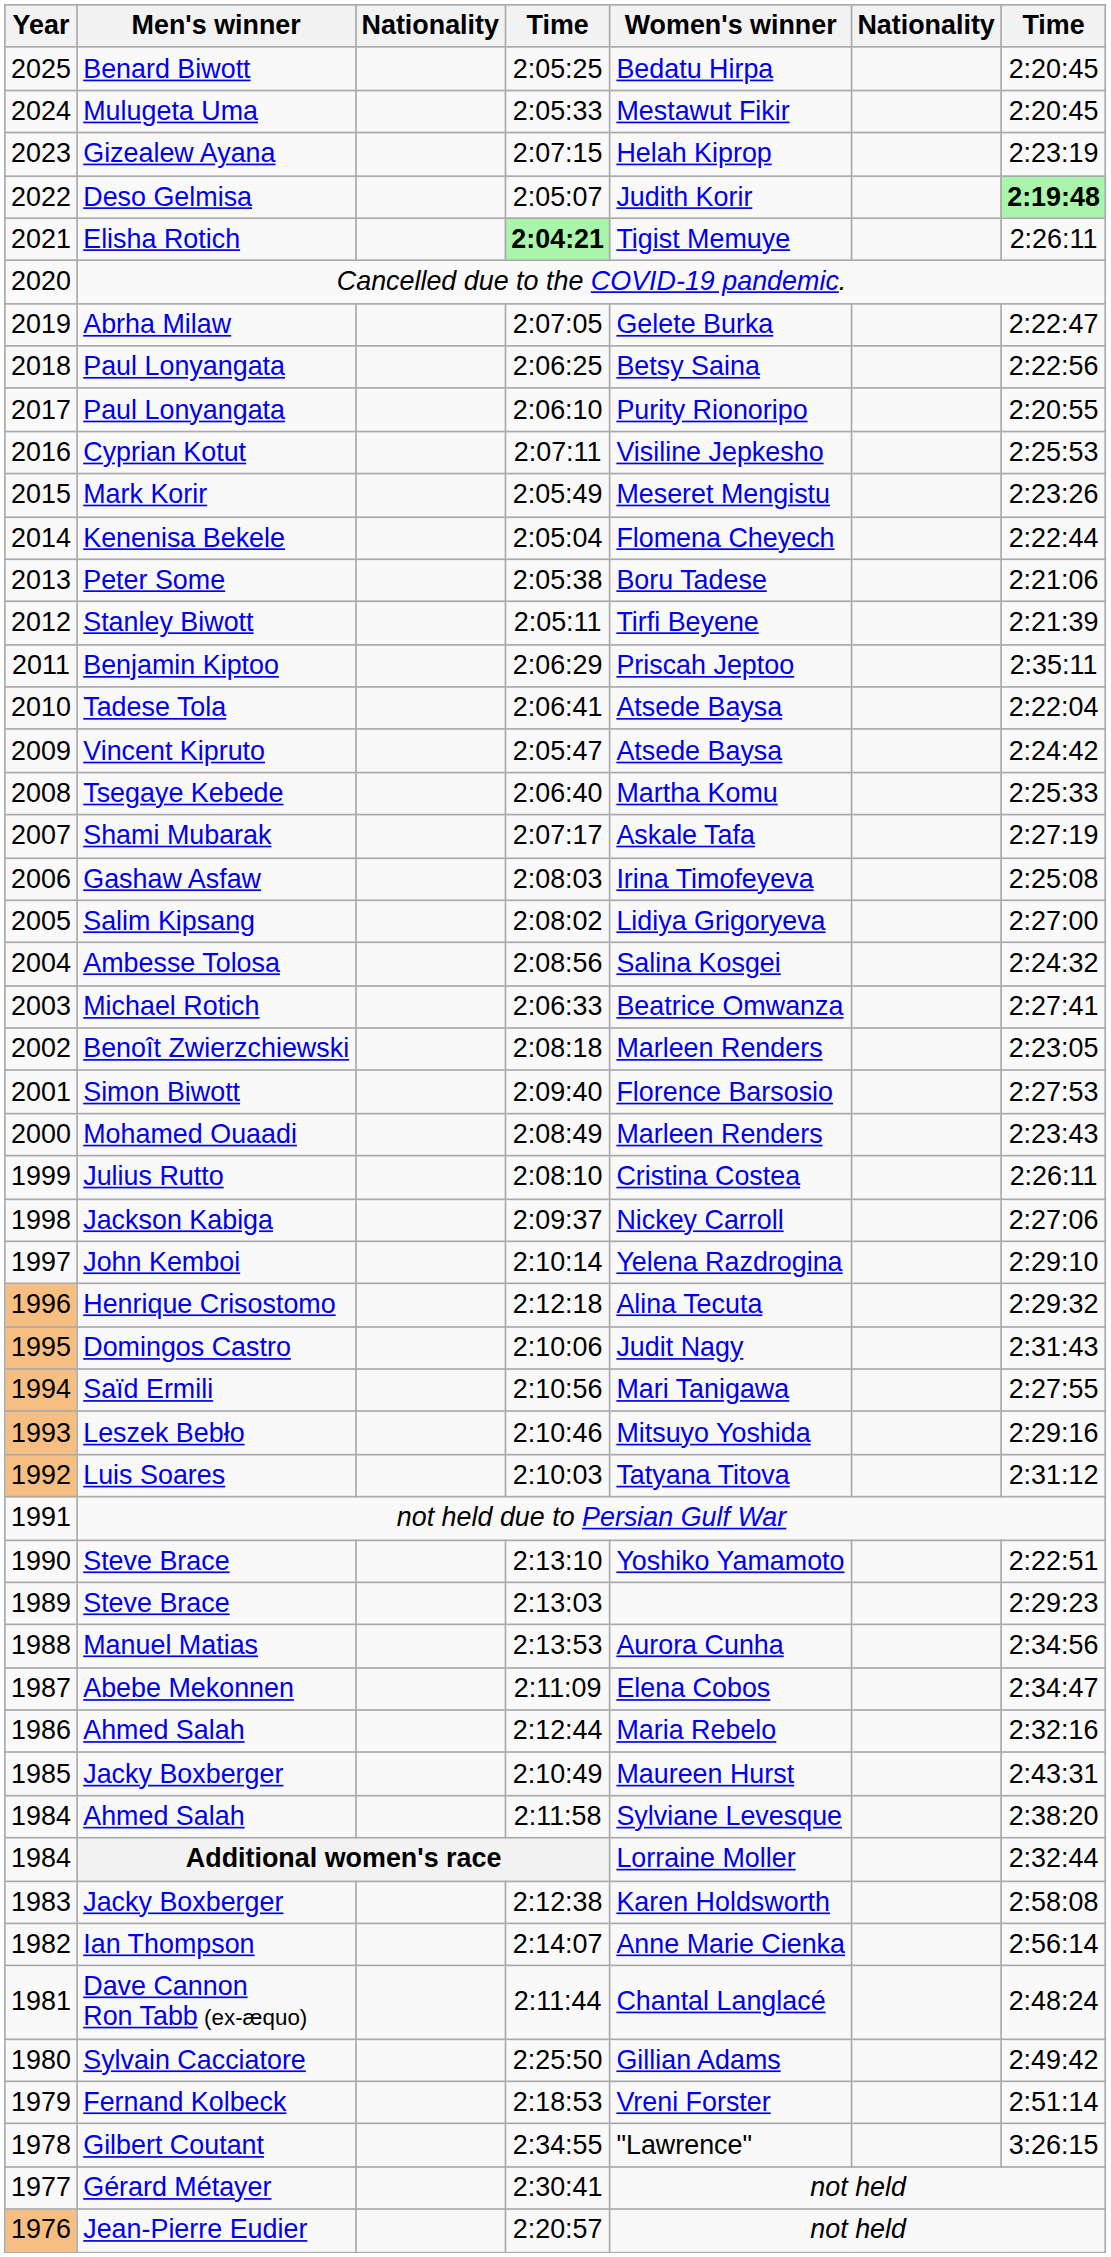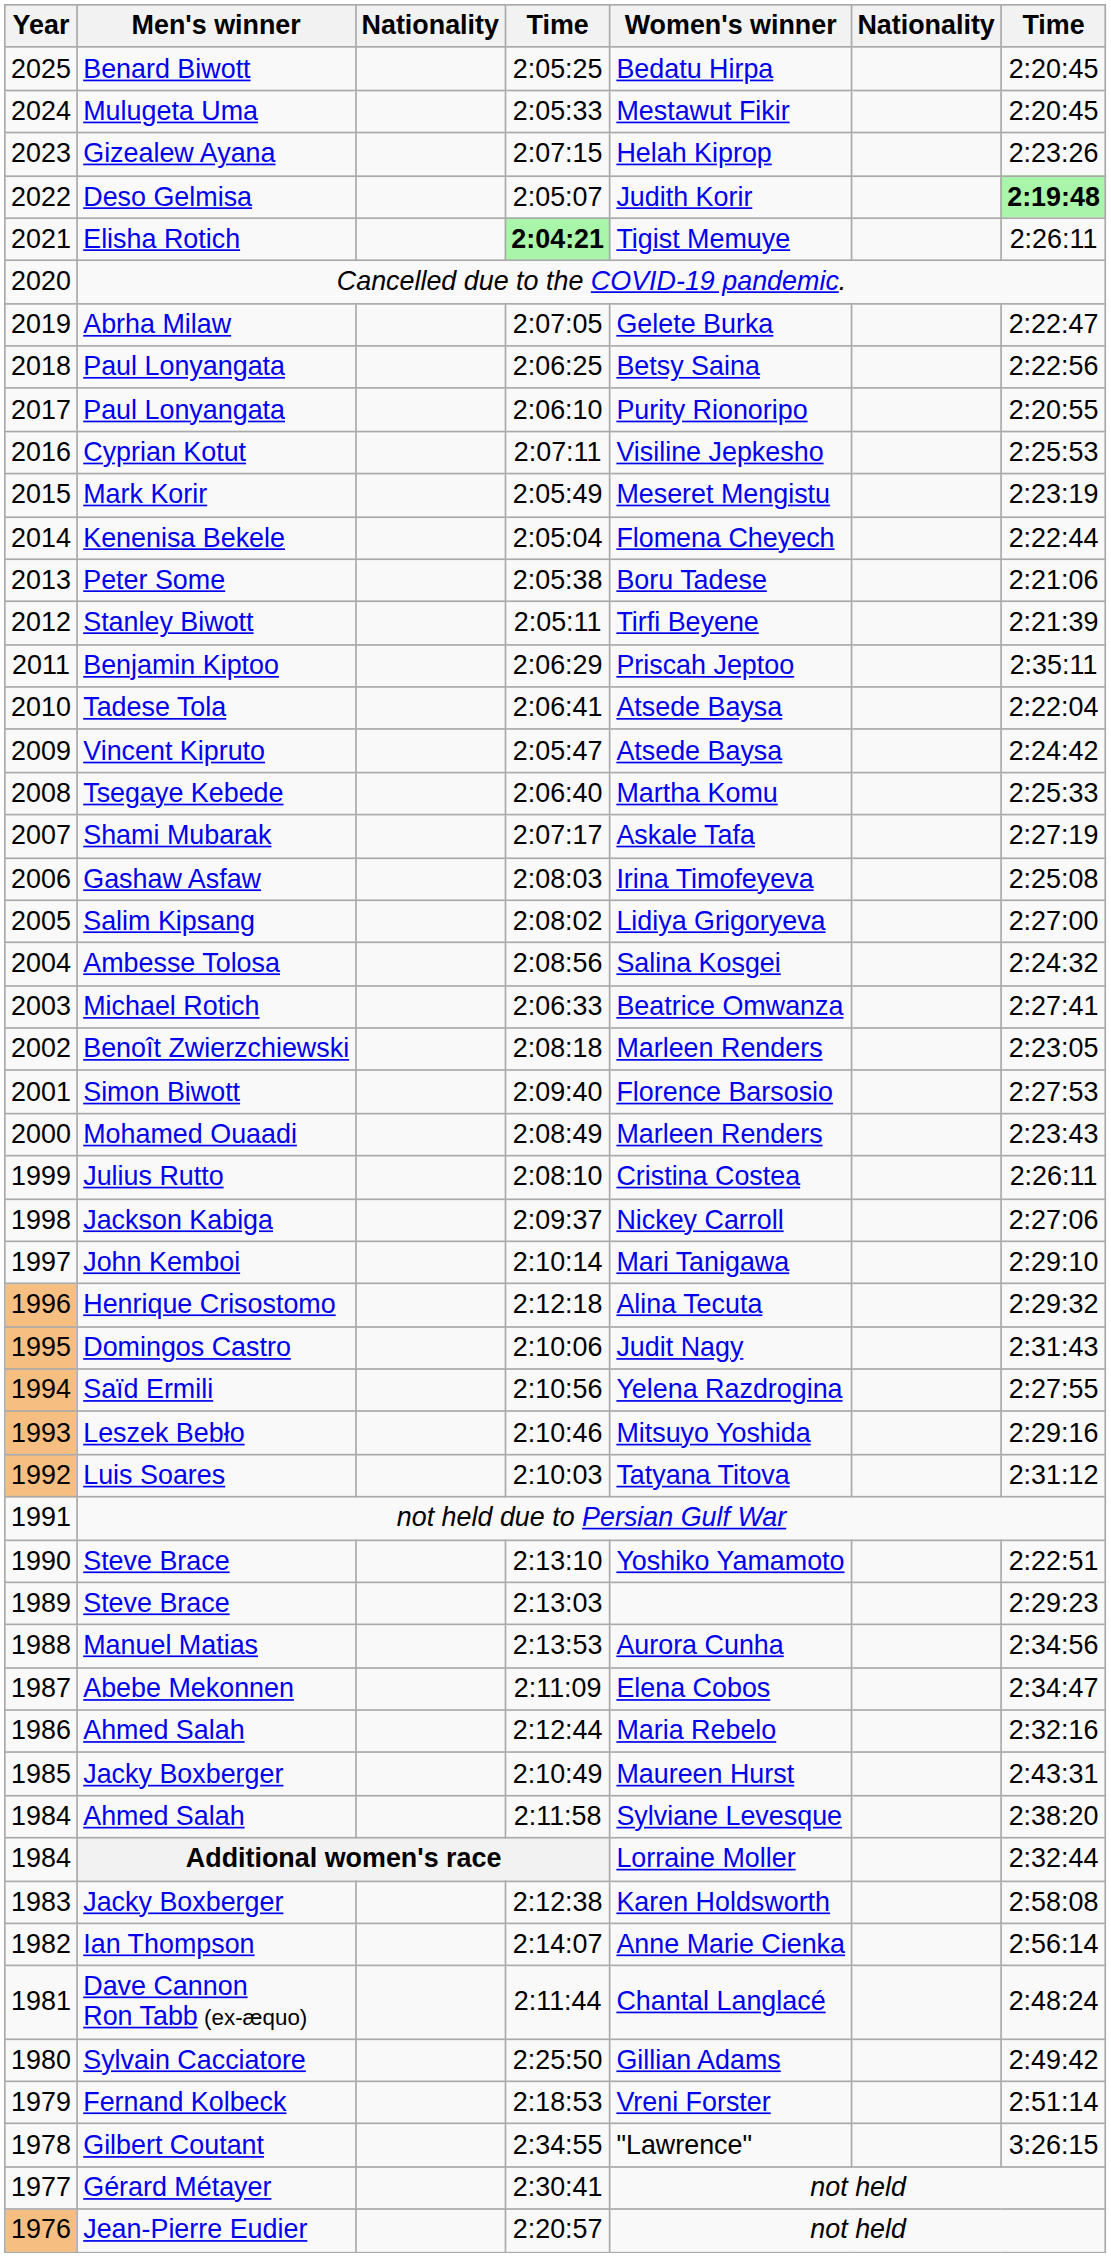(1054, 153) 2:23:19 -> (1054, 153) 2:23:26
(1054, 494) 2:23:26 -> (1054, 494) 2:23:19
(729, 1262) Yelena Razdrogina -> (703, 1262) Mari Tanigawa
(703, 1389) Mari Tanigawa -> (729, 1389) Yelena Razdrogina
